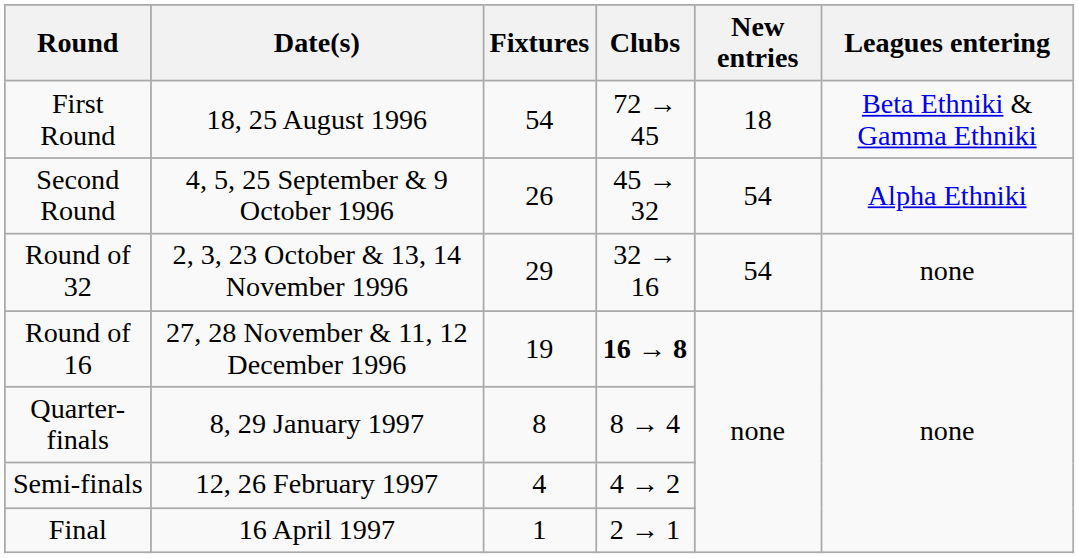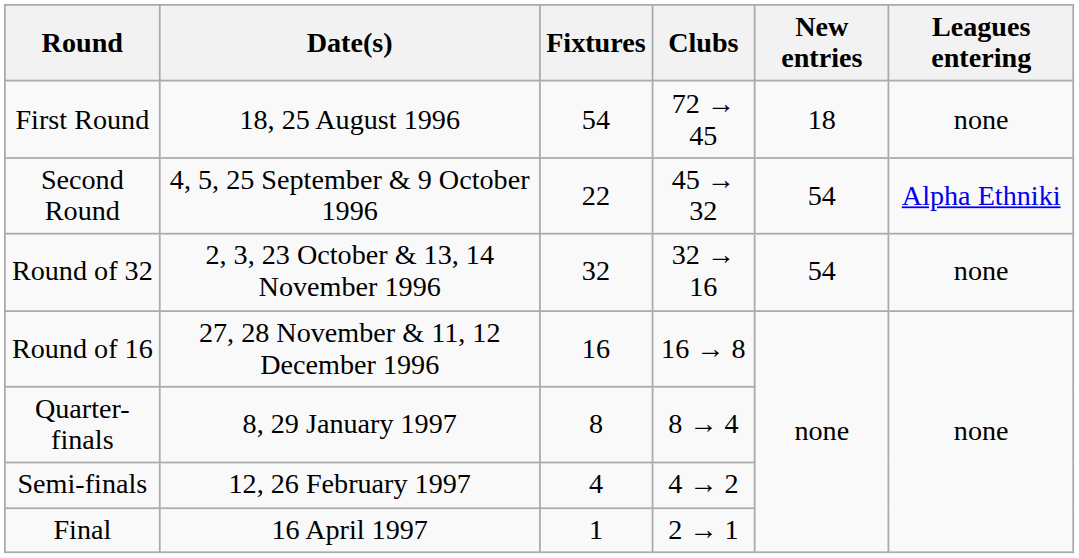(947, 119) Beta Ethniki & Gamma Ethniki -> (981, 119) none
(539, 195) 26 -> (596, 195) 22
(539, 271) 29 -> (596, 271) 32
(539, 348) 19 -> (596, 348) 16
(645, 348) bold -> (703, 348) normal
